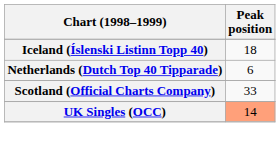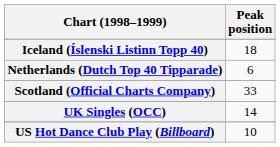(250, 111) lightsalmon background -> (250, 111) no background
+ row: (115, 132)
